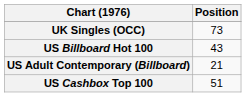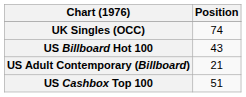(217, 30) 73 -> (217, 30) 74
